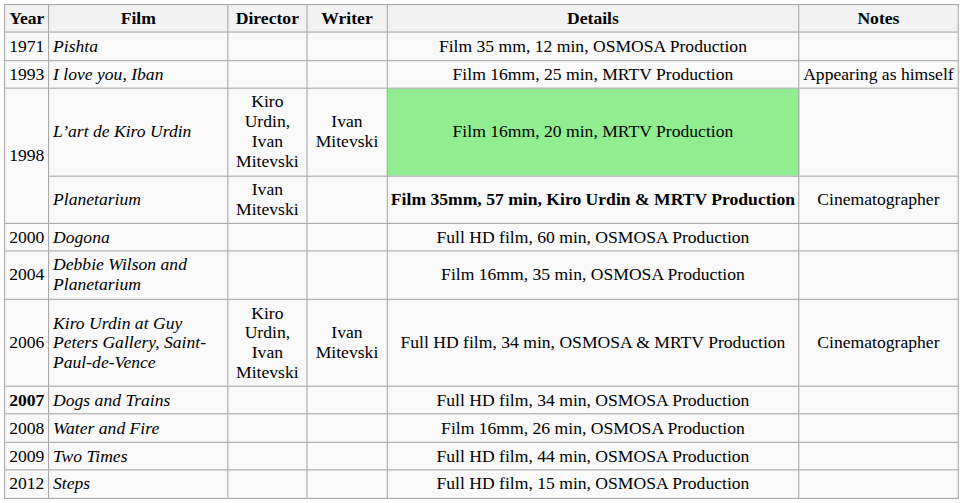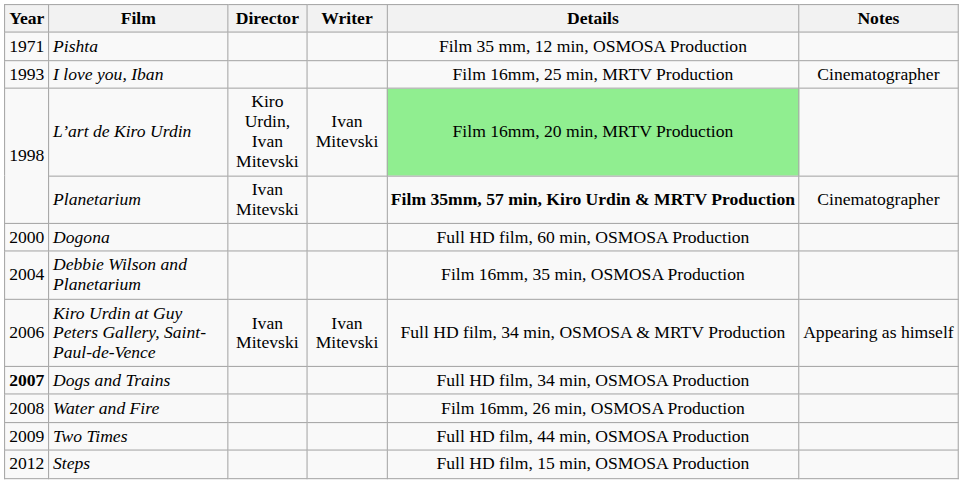(878, 74) Appearing as himself -> (878, 74) Cinematographer
(267, 342) Kiro Urdin, Ivan Mitevski -> (267, 332) Ivan Mitevski
(878, 342) Cinematographer -> (878, 332) Appearing as himself
